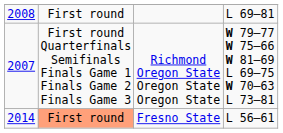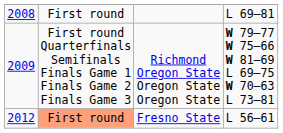(21, 66) 2007 -> (21, 66) 2009
(21, 118) 2014 -> (21, 118) 2012
